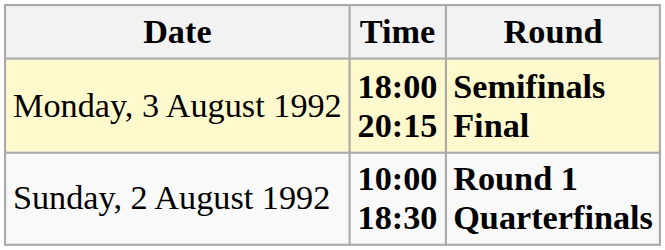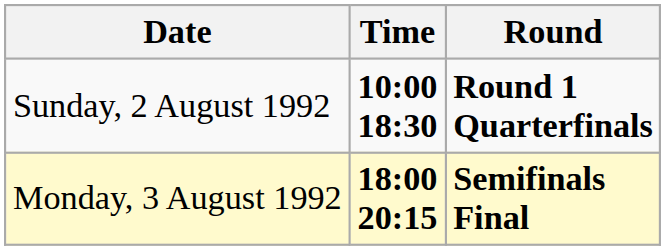rows swapped: (172, 198) <-> (177, 105)
